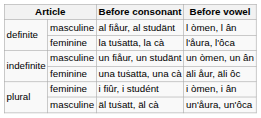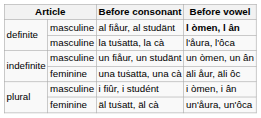(211, 27) normal -> (213, 27) bold
(69, 43) feminine -> (72, 43) masculine
(69, 89) feminine -> (72, 89) masculine
(72, 105) masculine -> (69, 105) feminine
